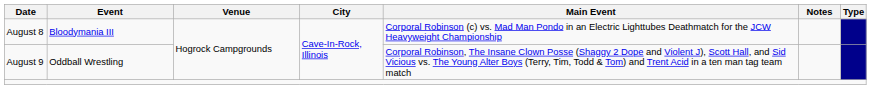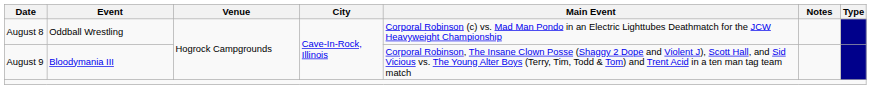(82, 31) Bloodymania III -> (86, 31) Oddball Wrestling
(86, 62) Oddball Wrestling -> (82, 62) Bloodymania III
